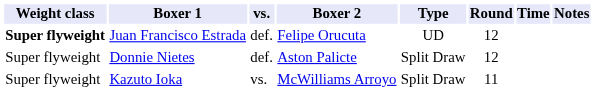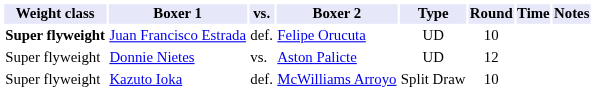(491, 35) 12 -> (491, 35) 10
(262, 57) def. -> (259, 57) vs.
(433, 57) Split Draw -> (433, 57) UD
(259, 79) vs. -> (262, 79) def.
(491, 79) 11 -> (491, 79) 10
